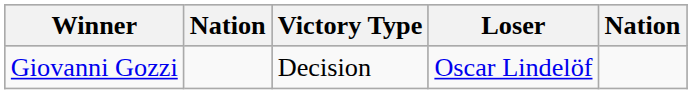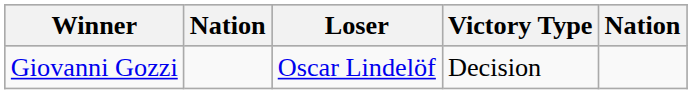columns swapped: (350, 25) <-> (513, 25)
